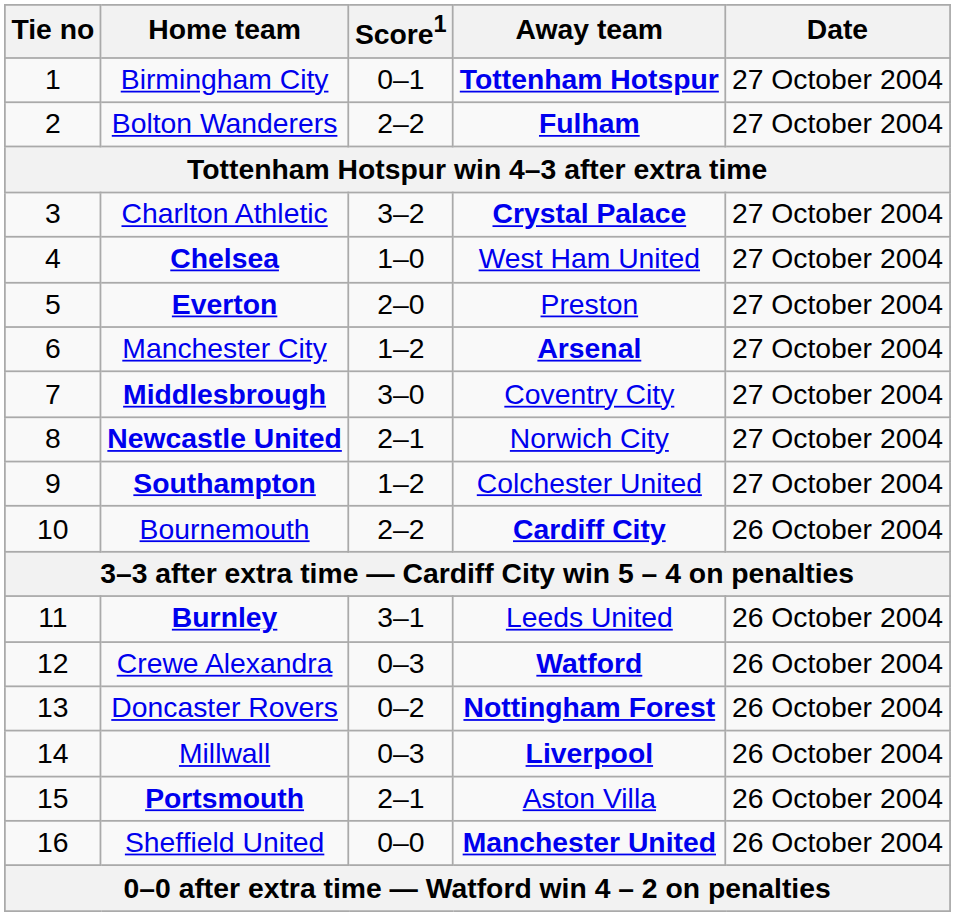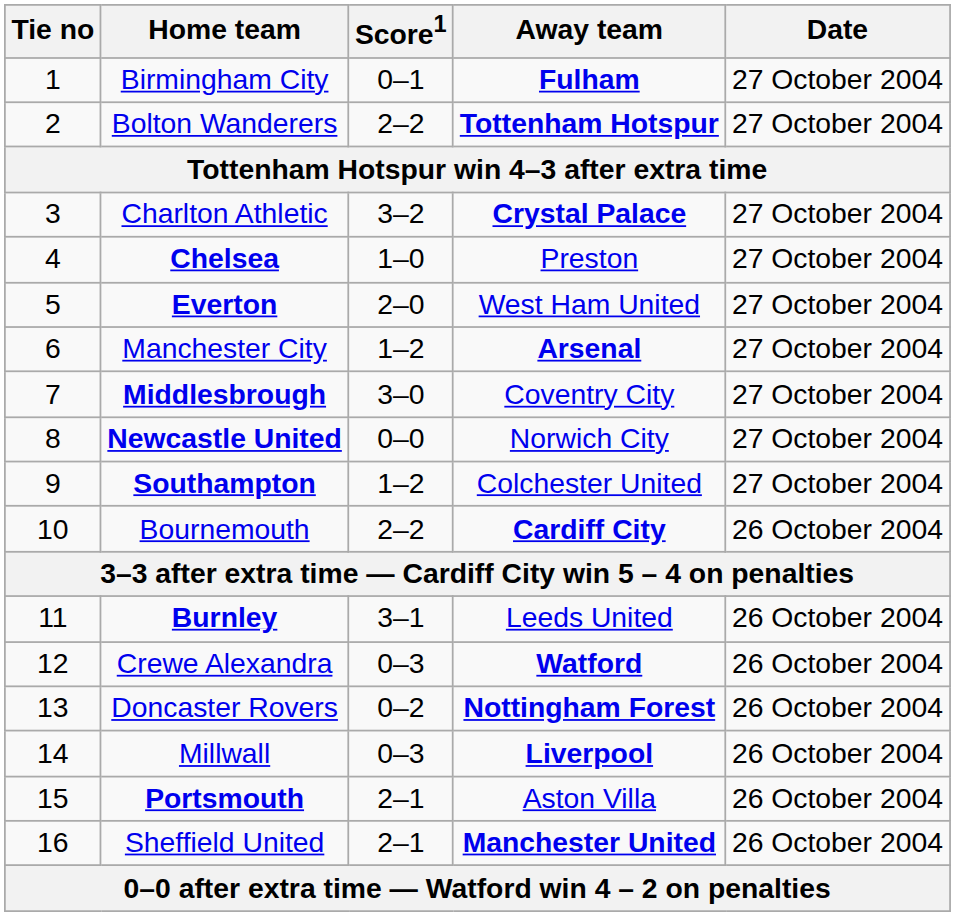(589, 79) Tottenham Hotspur -> (589, 79) Fulham
(589, 124) Fulham -> (589, 124) Tottenham Hotspur
(589, 259) West Ham United -> (589, 259) Preston
(589, 304) Preston -> (589, 304) West Ham United
(401, 438) 2–1 -> (401, 438) 0–0
(401, 843) 0–0 -> (401, 843) 2–1
